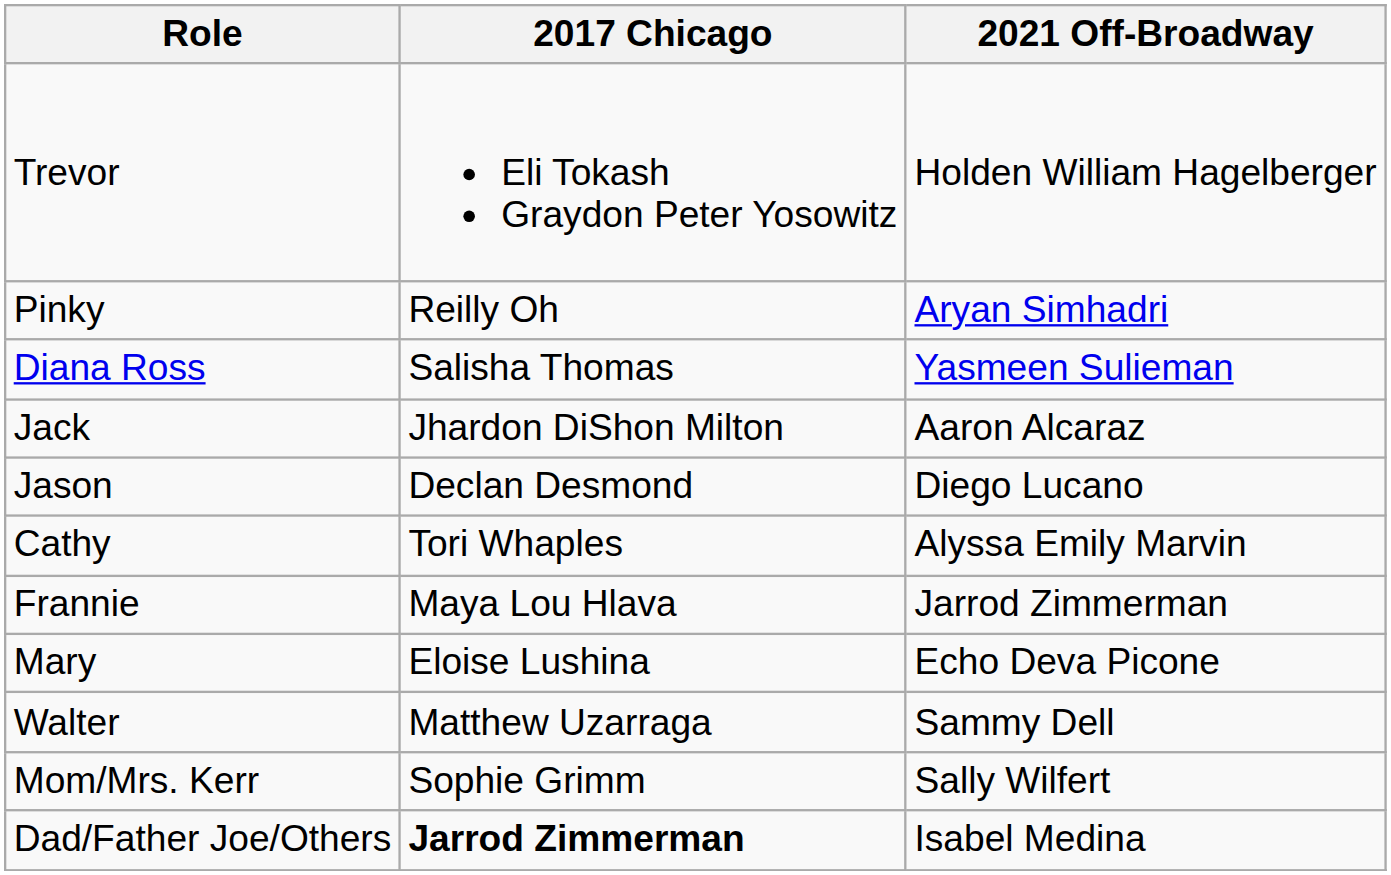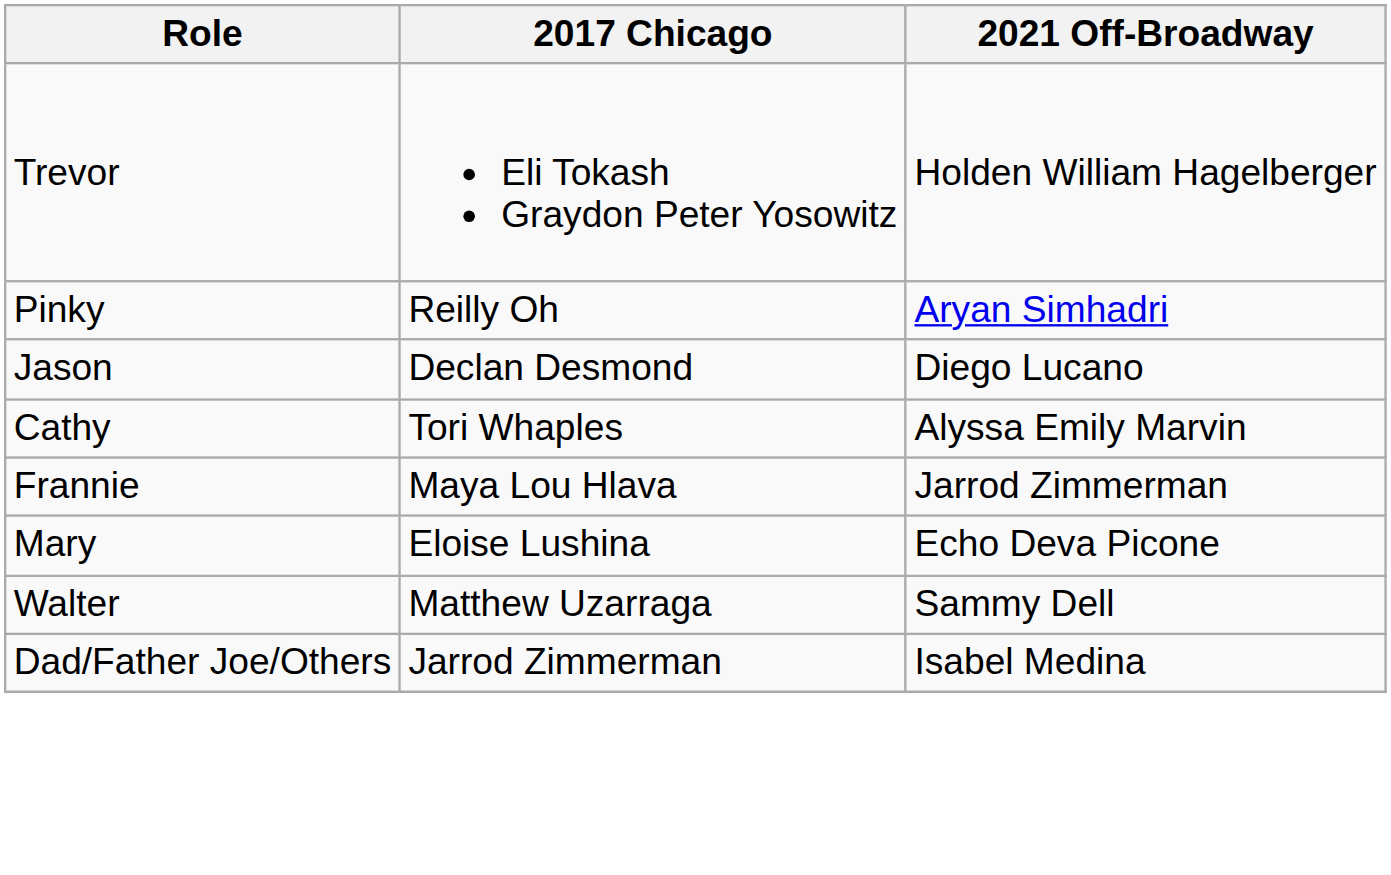- row: (110, 368)
- row: (52, 427)
- row: (136, 780)
(577, 839) bold -> (565, 662) normal
